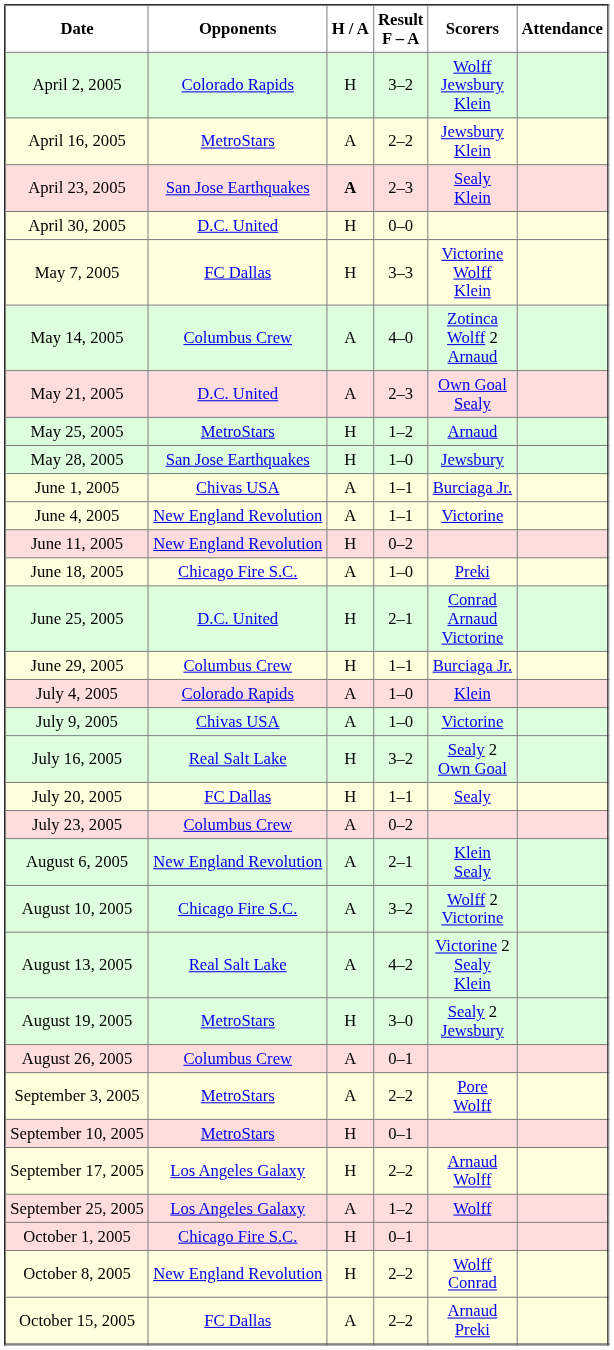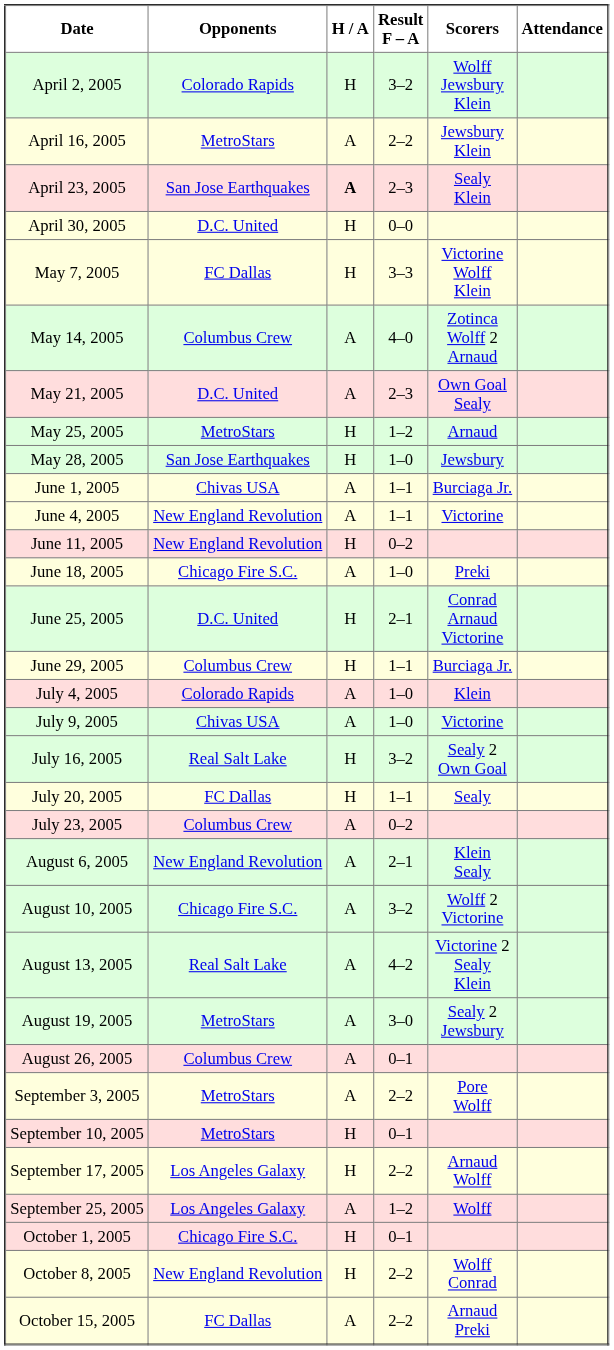(350, 1021) H -> (350, 1021) A
